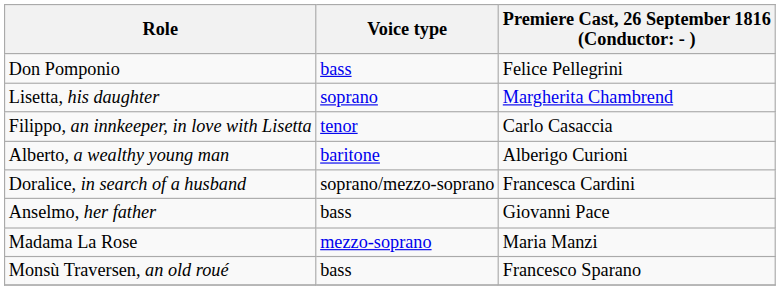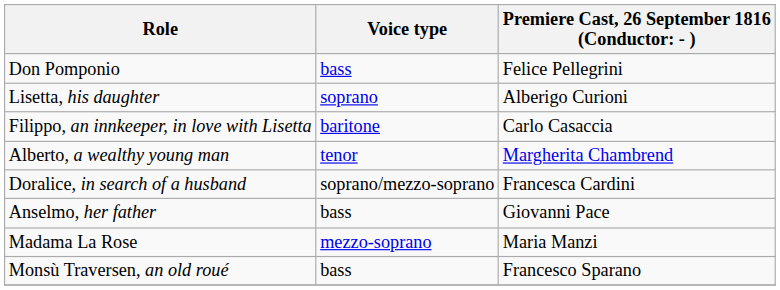(588, 97) Margherita Chambrend -> (565, 97) Alberigo Curioni
(339, 126) tenor -> (350, 126) baritone
(350, 155) baritone -> (339, 155) tenor
(565, 155) Alberigo Curioni -> (588, 155) Margherita Chambrend
